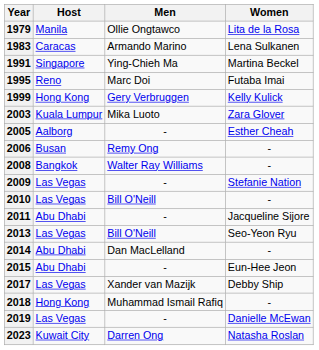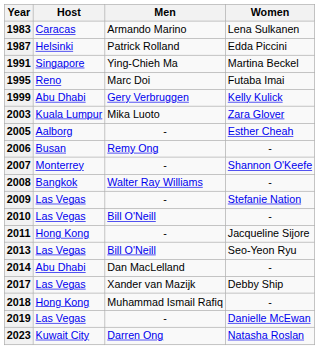- row: (19, 30)
+ row: (19, 47)
(62, 98) Hong Kong -> (61, 98) Abu Dhabi
+ row: (19, 166)
(61, 217) Abu Dhabi -> (62, 234) Hong Kong
- row: (19, 268)
